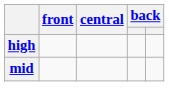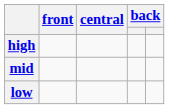+ row: (22, 92)
